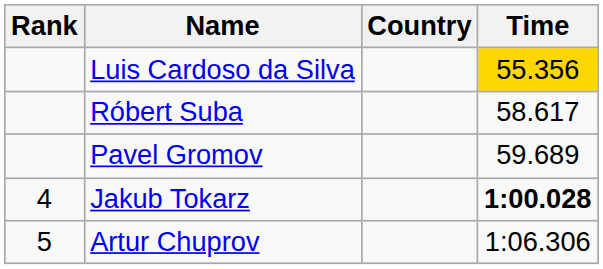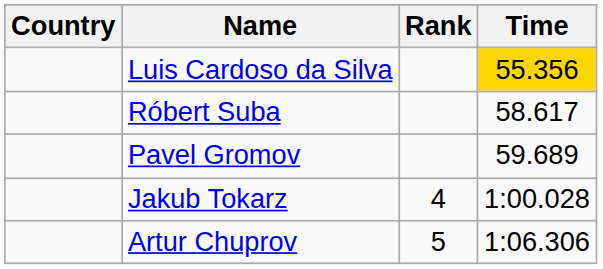columns swapped: (44, 26) <-> (419, 26)
(538, 198) bold -> (537, 198) normal
